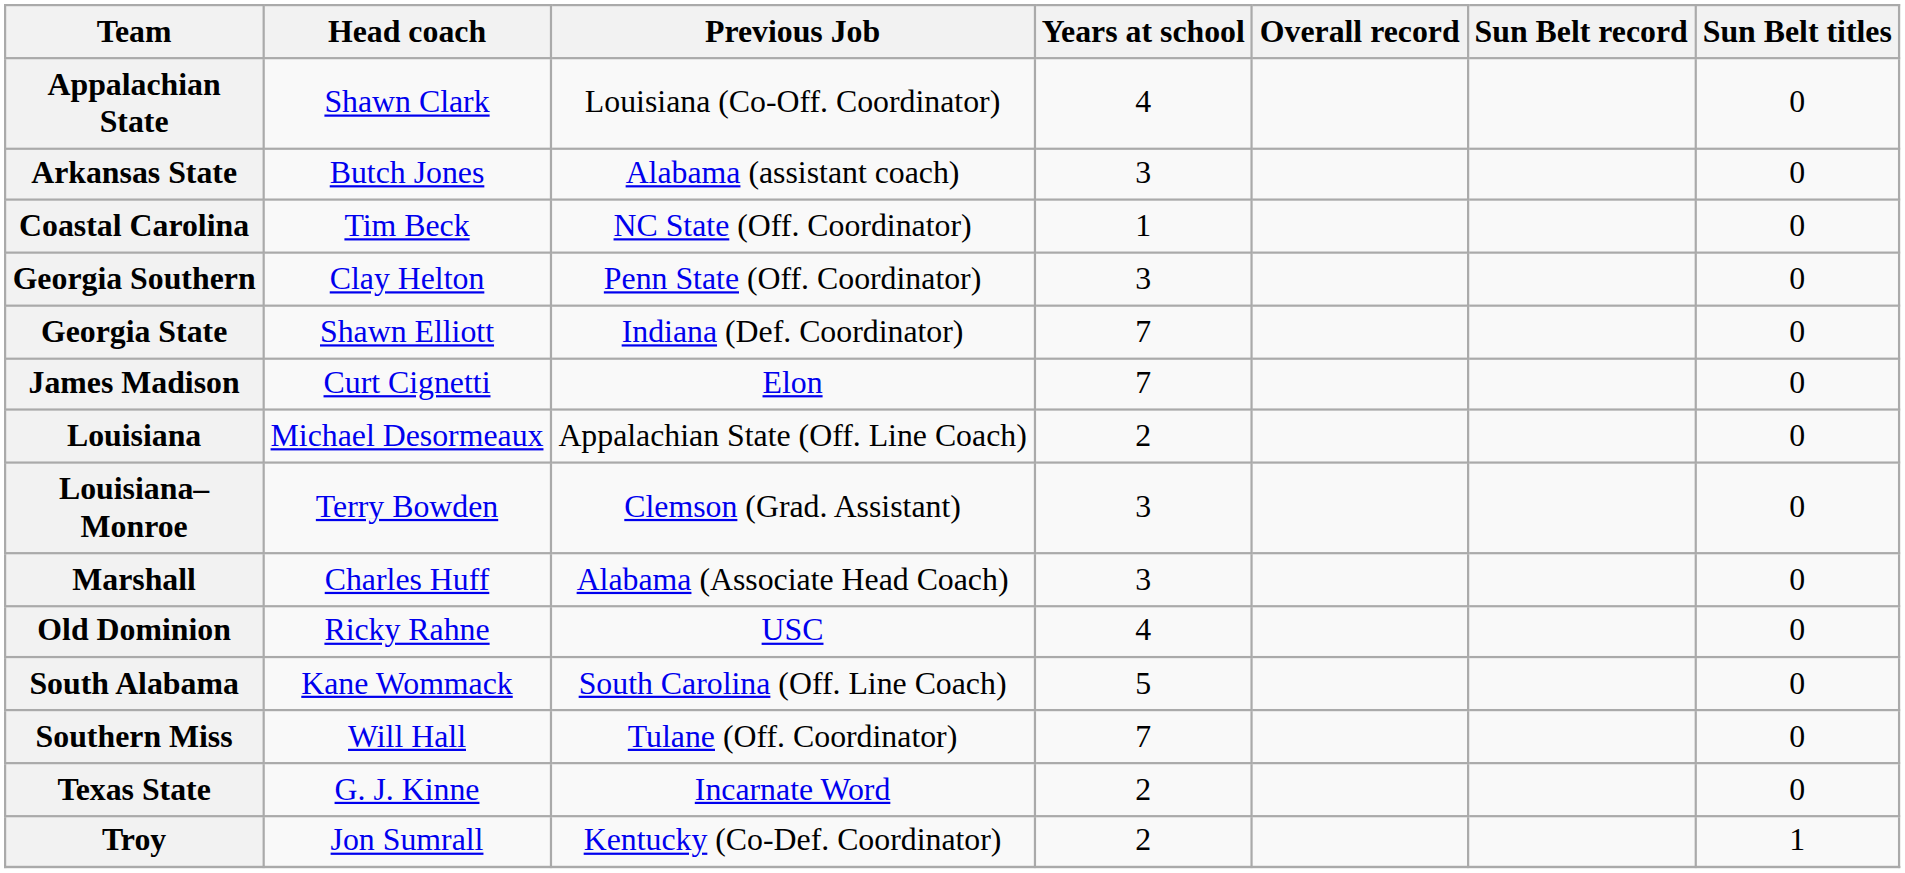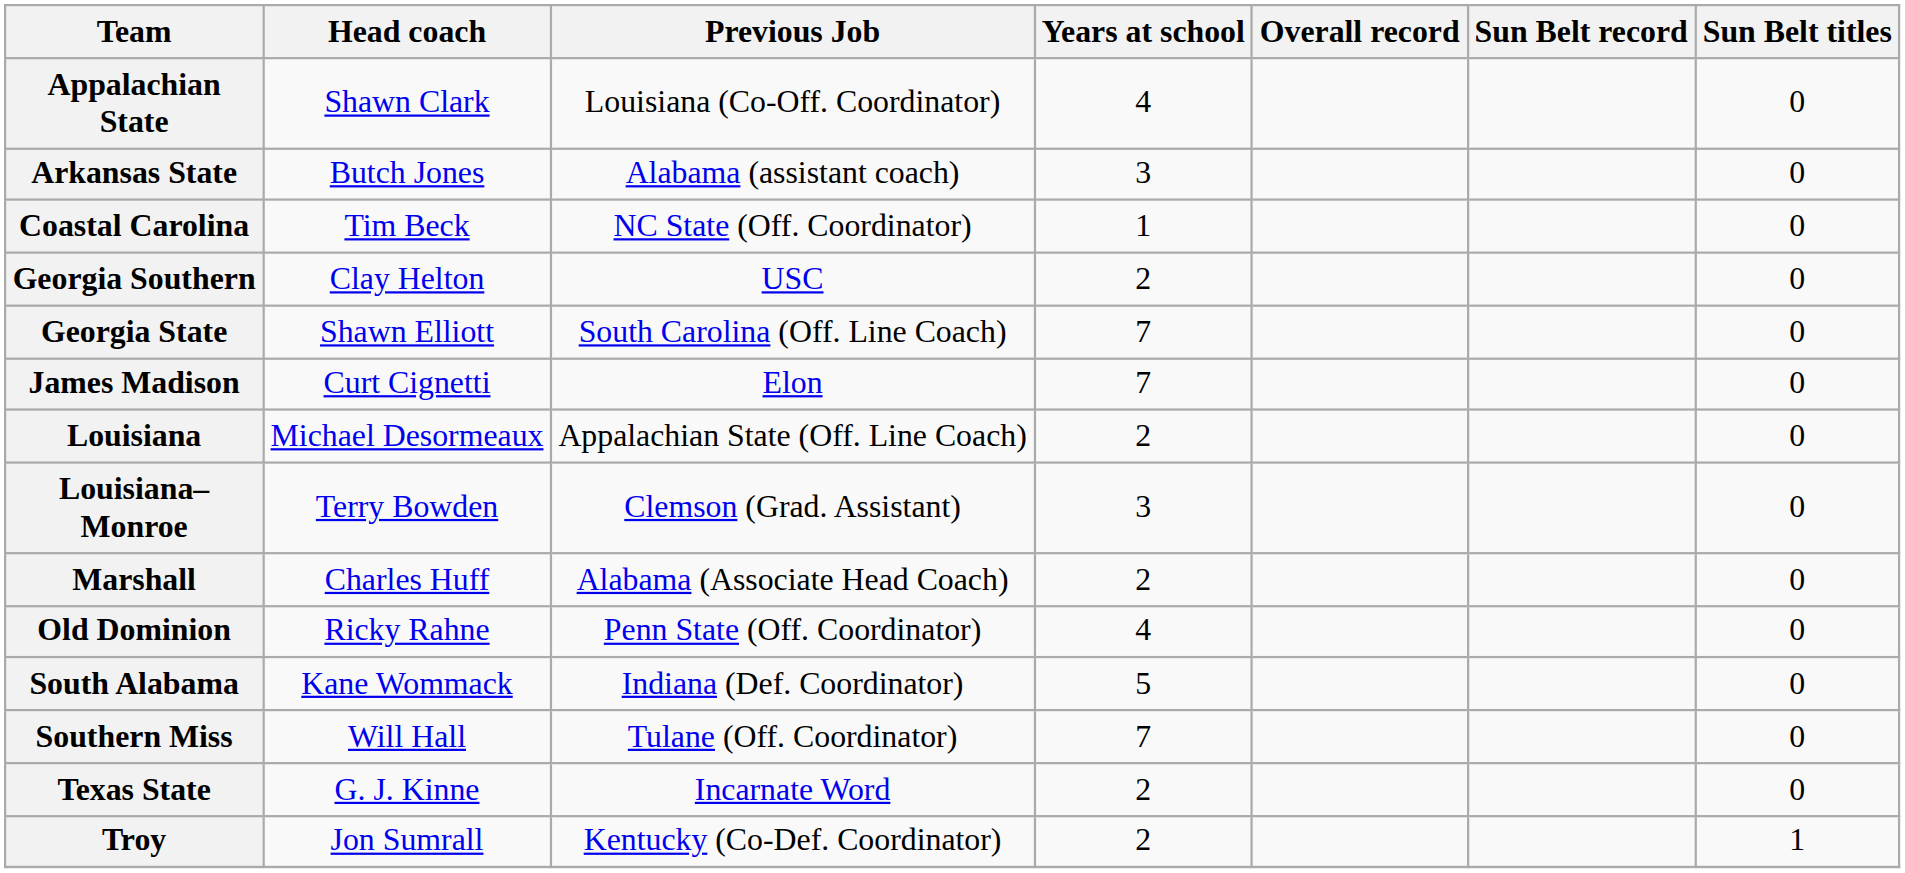(793, 278) Penn State (Off. Coordinator) -> (793, 278) USC
(1143, 278) 3 -> (1143, 278) 2
(793, 331) Indiana (Def. Coordinator) -> (793, 331) South Carolina (Off. Line Coach)
(1143, 578) 3 -> (1143, 578) 2
(793, 631) USC -> (793, 631) Penn State (Off. Coordinator)
(793, 683) South Carolina (Off. Line Coach) -> (793, 683) Indiana (Def. Coordinator)
